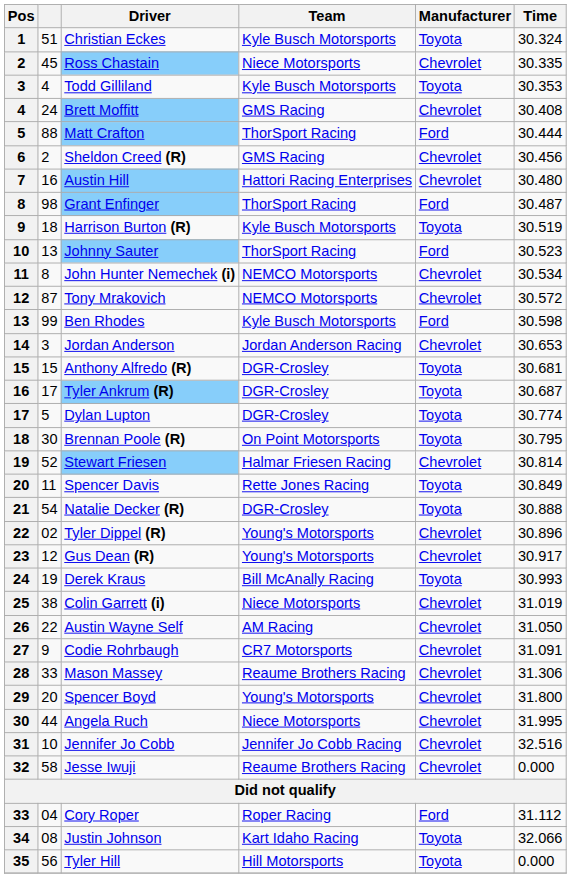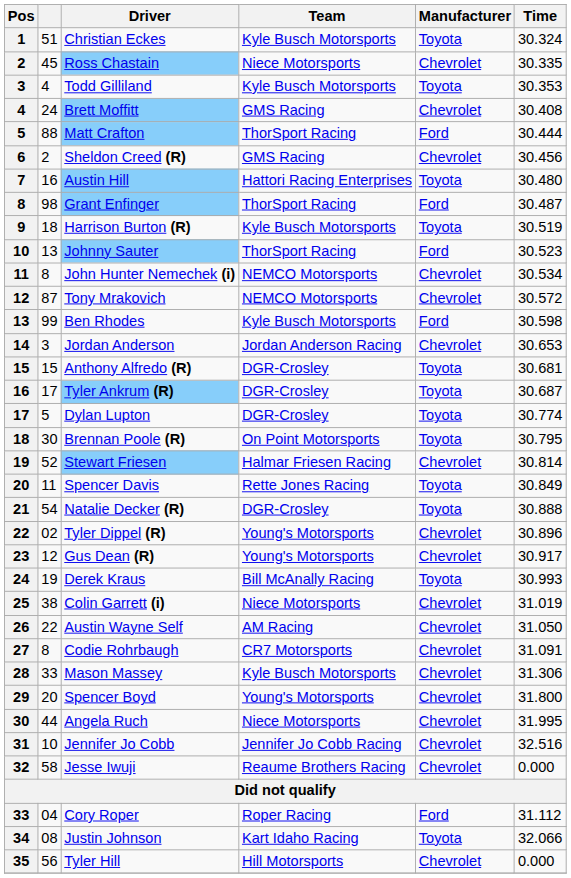(450, 180) Chevrolet -> (440, 180) Toyota
(45, 649) 9 -> (45, 649) 8
(324, 673) Reaume Brothers Racing -> (319, 673) Kyle Busch Motorsports
(440, 861) Toyota -> (450, 861) Chevrolet
